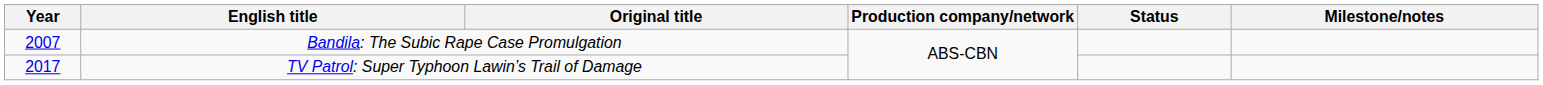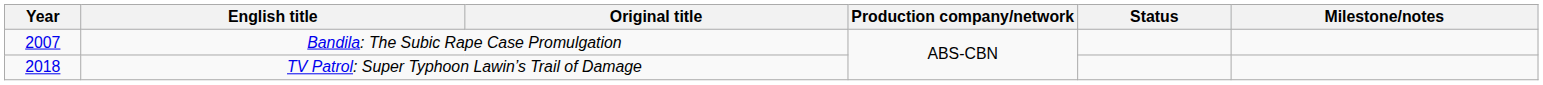(43, 67) 2017 -> (43, 67) 2018
